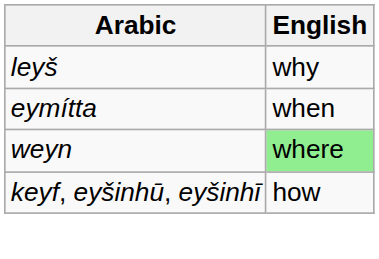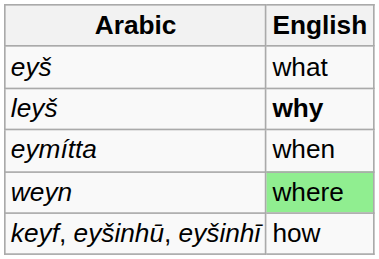+ row: (31, 66)
(296, 66) normal -> (298, 108) bold
